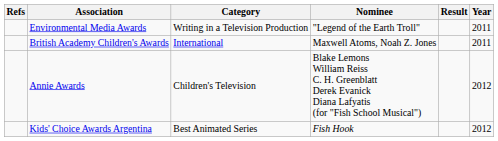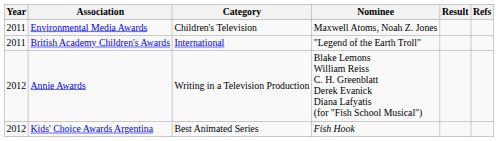columns swapped: (482, 12) <-> (16, 12)
(241, 27) Writing in a Television Production -> (216, 27) Children's Television
(366, 27) "Legend of the Earth Troll" -> (376, 27) Maxwell Atoms, Noah Z. Jones
(375, 43) Maxwell Atoms, Noah Z. Jones -> (367, 43) "Legend of the Earth Troll"
(215, 86) Children's Television -> (242, 86) Writing in a Television Production
